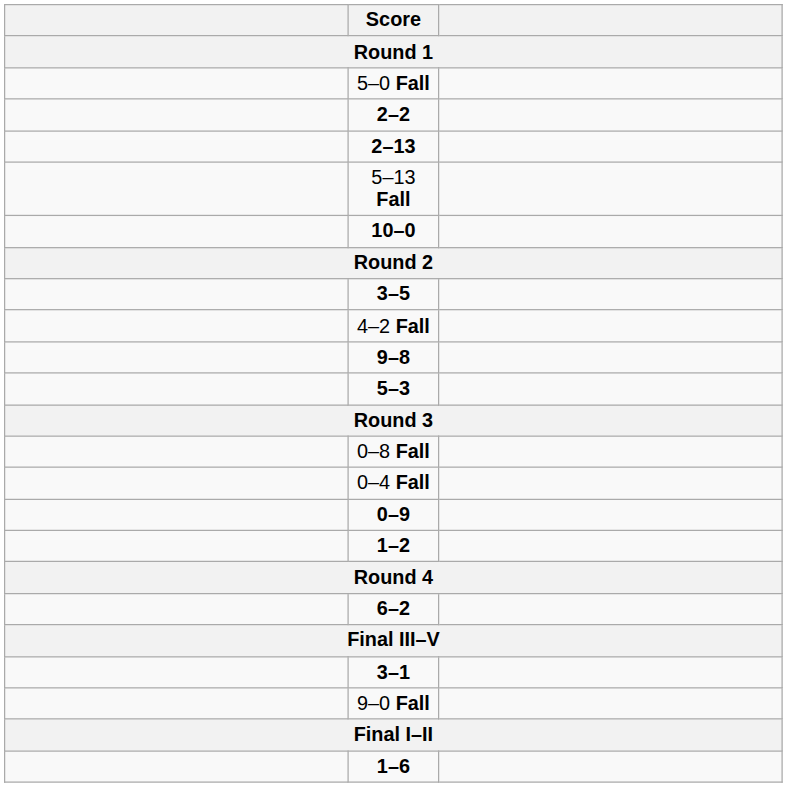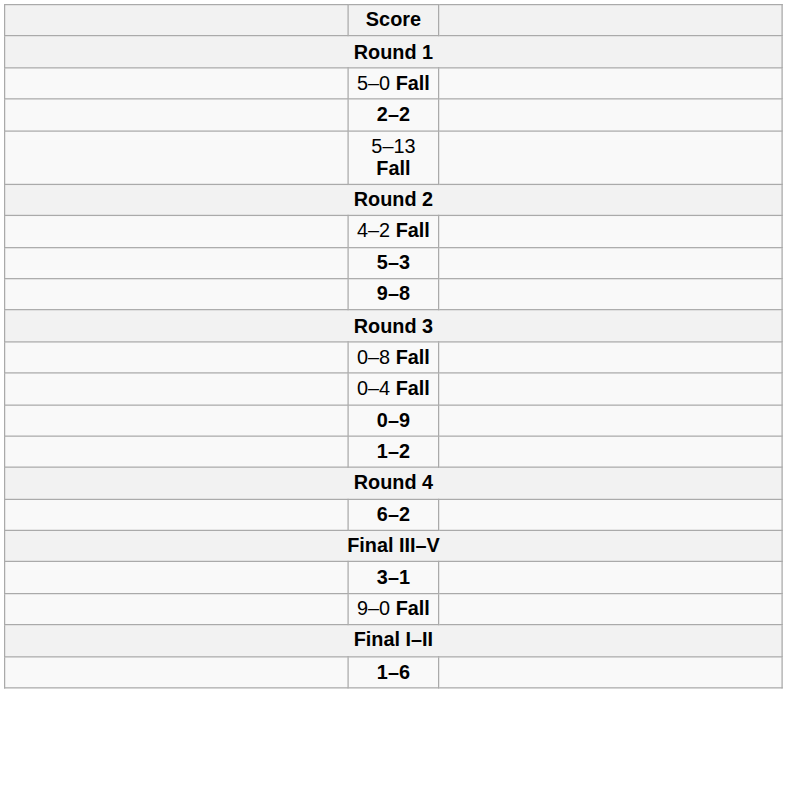- row: (393, 146)
- row: (393, 231)
- row: (393, 294)
rows swapped: (393, 357) <-> (393, 388)
